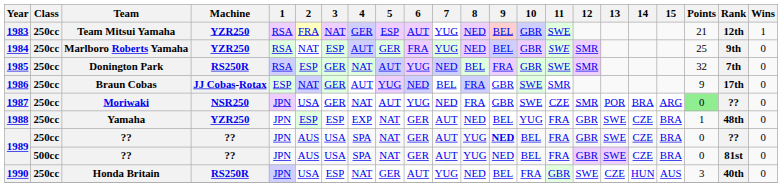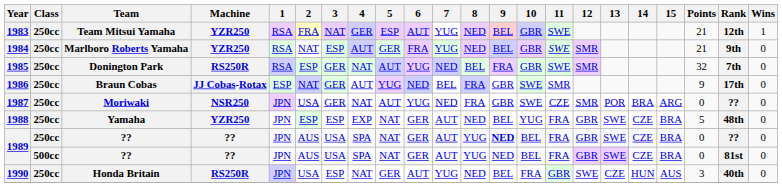(702, 49) 25 -> (702, 49) 21
(702, 102) lightgreen background -> (702, 102) no background
(702, 120) 1 -> (702, 120) 5
